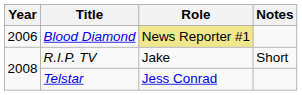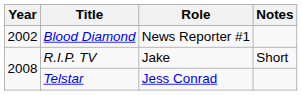(22, 36) 2006 -> (22, 36) 2002
(196, 36) khaki background -> (196, 36) no background
